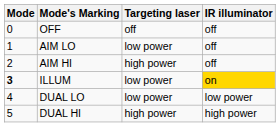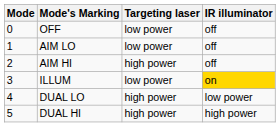(130, 30) off -> (148, 30) low power
(10, 80) bold -> (10, 80) normal
(148, 97) low power -> (150, 97) high power
